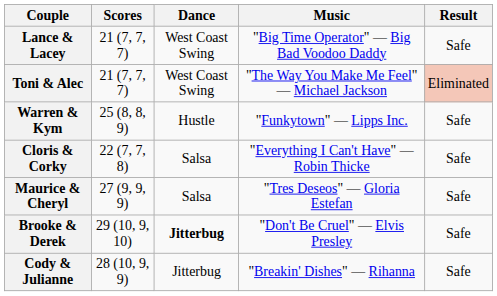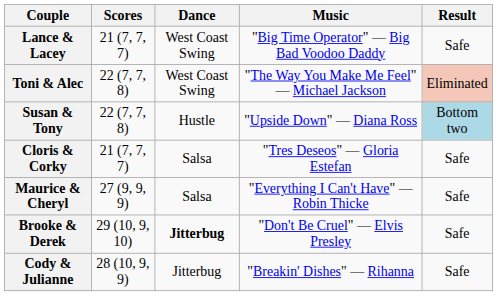(123, 83) 21 (7, 7, 7) -> (123, 83) 22 (7, 7, 8)
+ row: (48, 120)
- row: (48, 120)
(123, 158) 22 (7, 7, 8) -> (123, 158) 21 (7, 7, 7)
(332, 158) "Everything I Can't Have" — Robin Thicke -> (331, 158) "Tres Deseos" — Gloria Estefan
(332, 196) "Tres Deseos" — Gloria Estefan -> (331, 196) "Everything I Can't Have" — Robin Thicke
